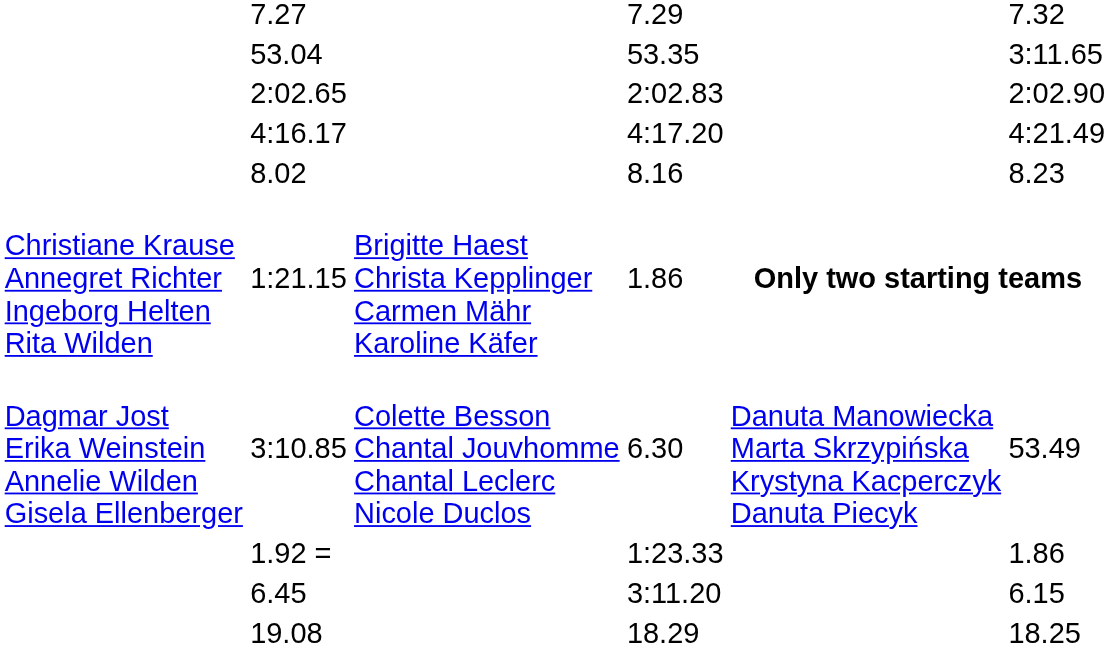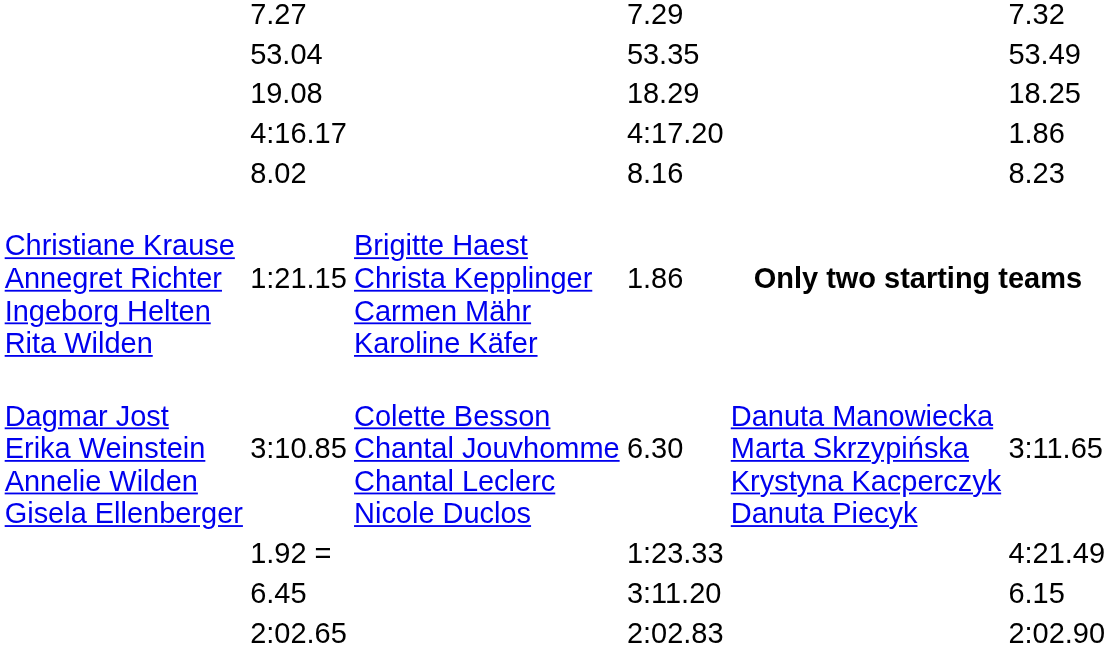(1056, 54) 3:11.65 -> (1045, 54) 53.49
rows swapped: (298, 93) <-> (286, 633)
(1057, 133) 4:21.49 -> (1037, 133) 1.86
(1045, 448) 53.49 -> (1056, 448) 3:11.65
(1037, 553) 1.86 -> (1057, 553) 4:21.49
